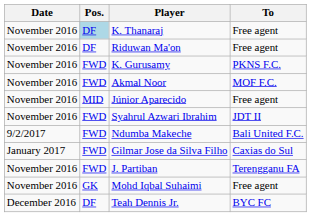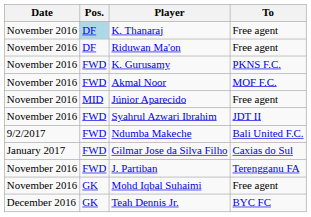(89, 202) DF -> (90, 202) GK
